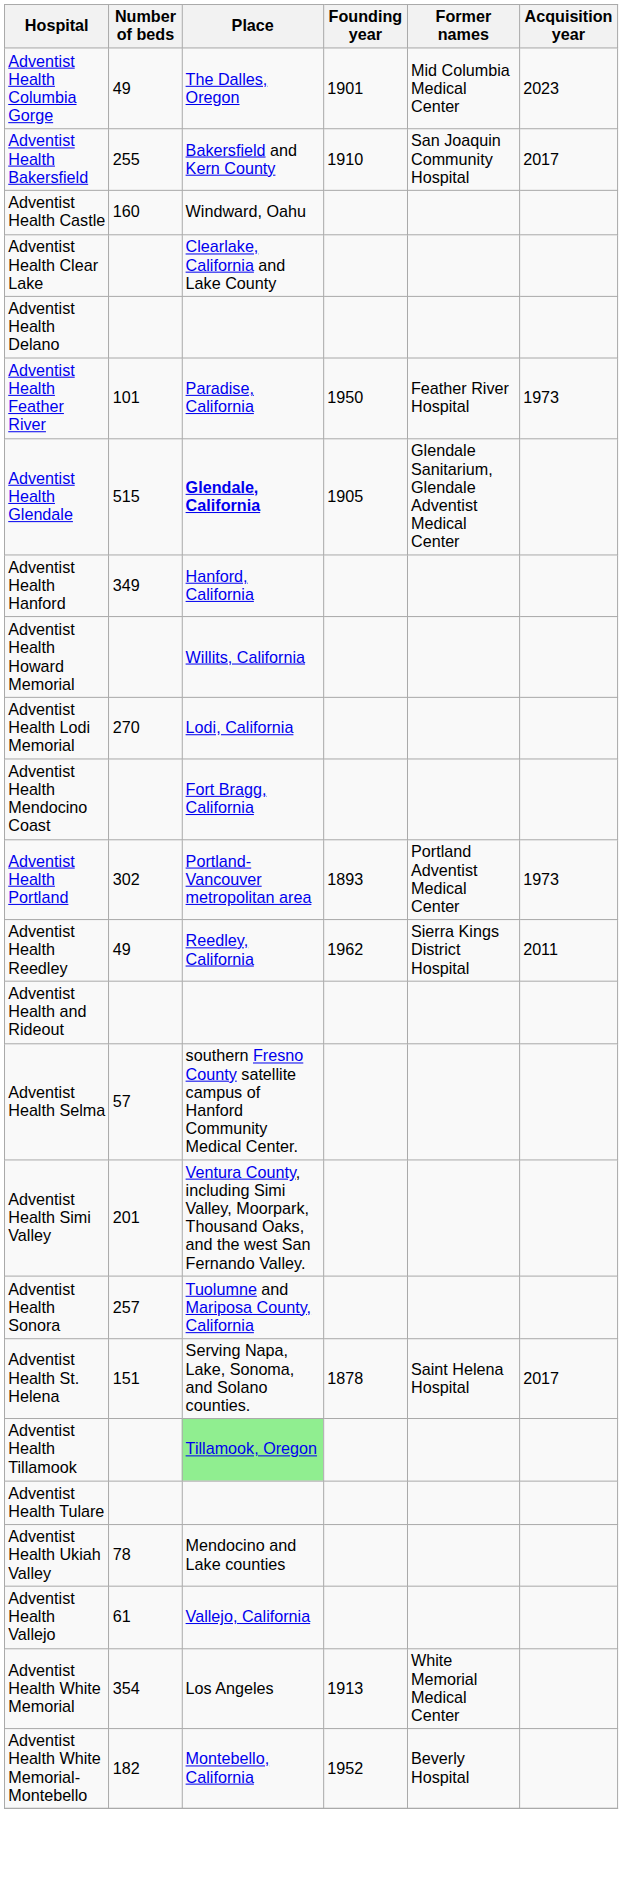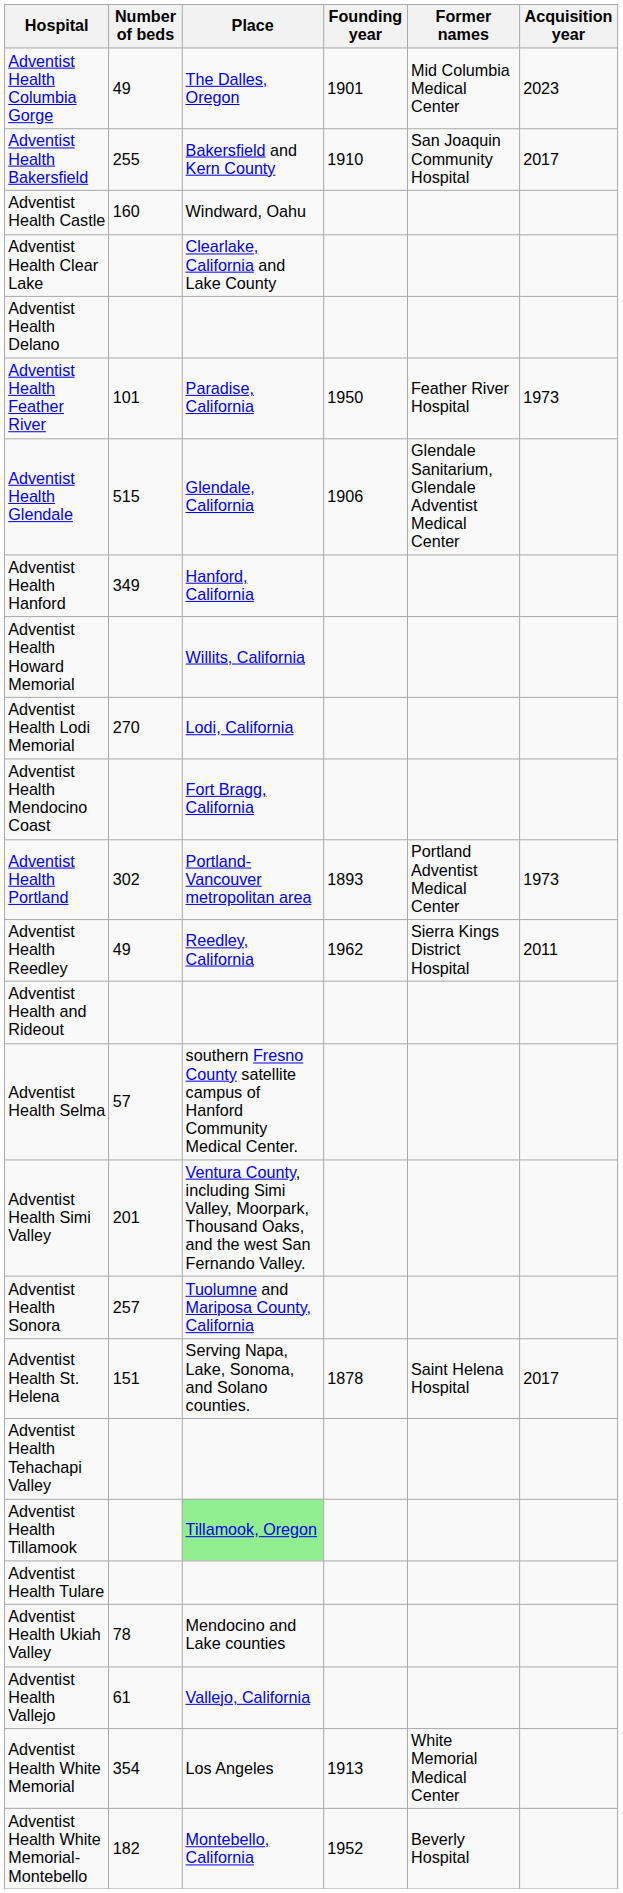(223, 496) bold -> (220, 496) normal
(345, 496) 1905 -> (345, 496) 1906
+ row: (45, 1458)
